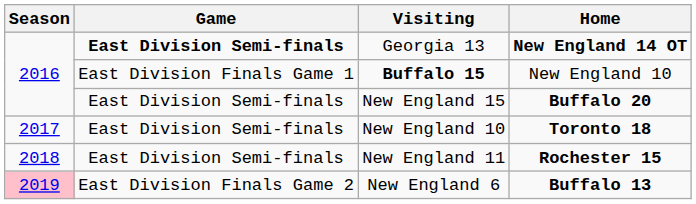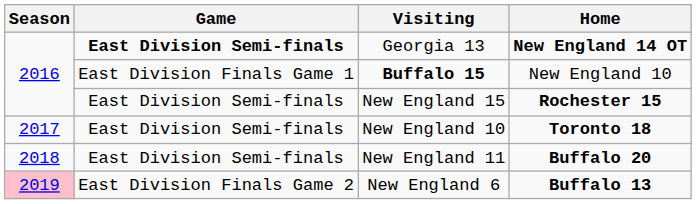(600, 102) Buffalo 20 -> (600, 102) Rochester 15
(600, 157) Rochester 15 -> (600, 157) Buffalo 20
